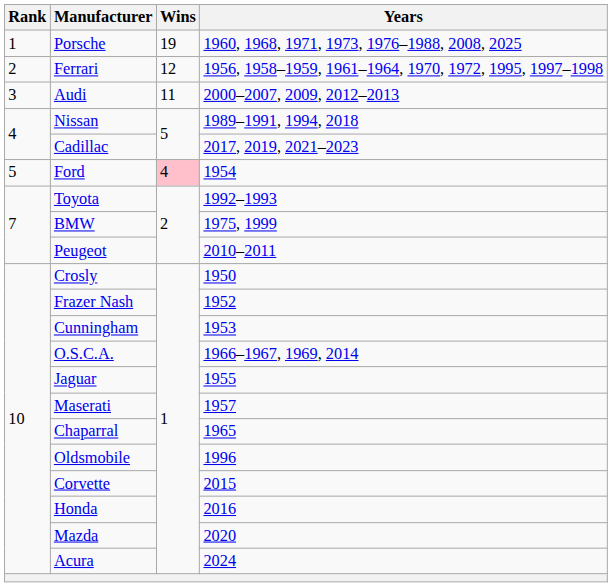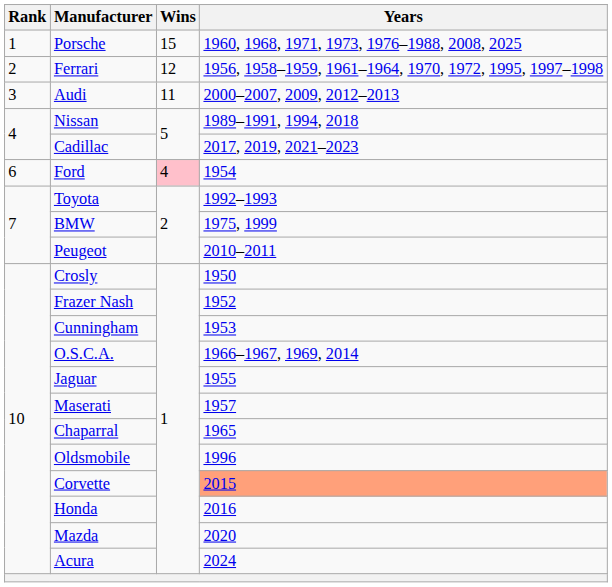(168, 43) 19 -> (168, 43) 15
(12, 172) 5 -> (12, 172) 6
(220, 483) no background -> (220, 483) lightsalmon background
